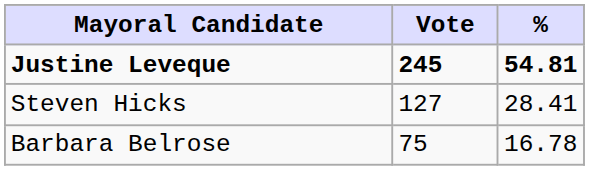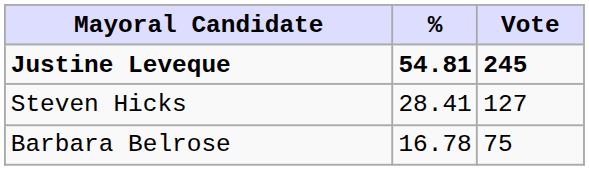columns swapped: (445, 25) <-> (541, 25)
